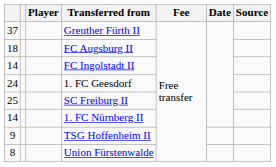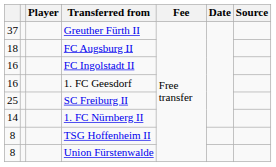(12, 65) 14 -> (12, 65) 16
(12, 83) 24 -> (12, 83) 16
(12, 135) 9 -> (12, 135) 8
